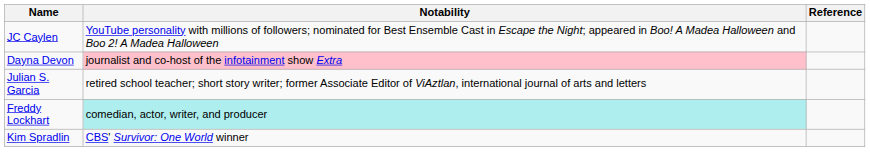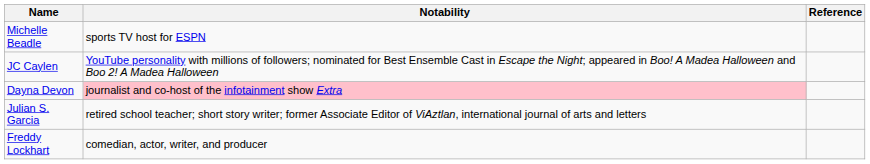+ row: (27, 36)
(176, 114) paleturquoise background -> (176, 144) no background
- row: (38, 138)
